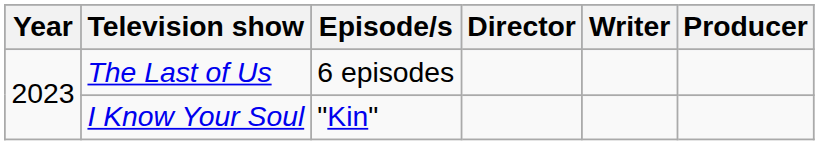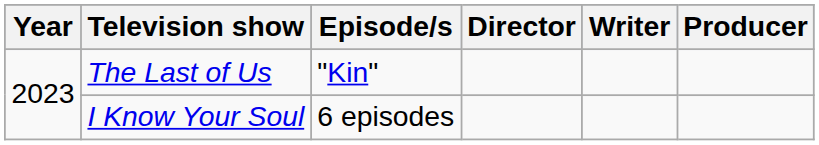(386, 71) 6 episodes -> (348, 71) "Kin"
(348, 116) "Kin" -> (386, 116) 6 episodes
